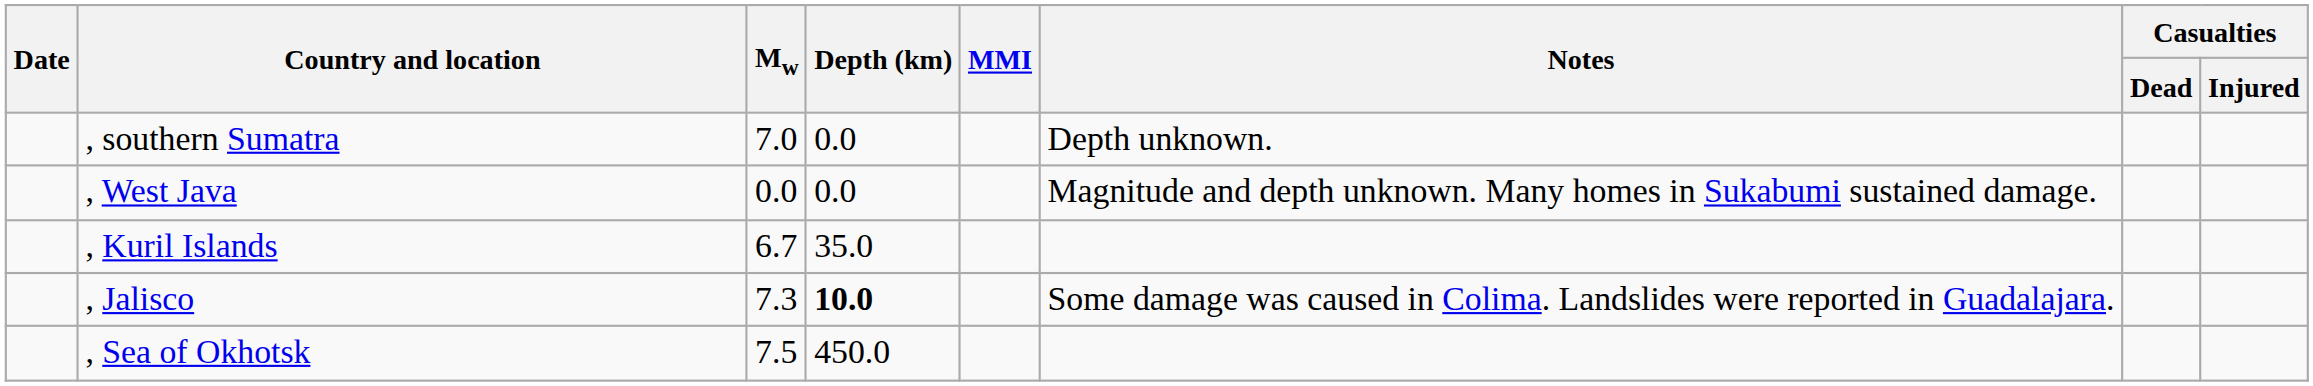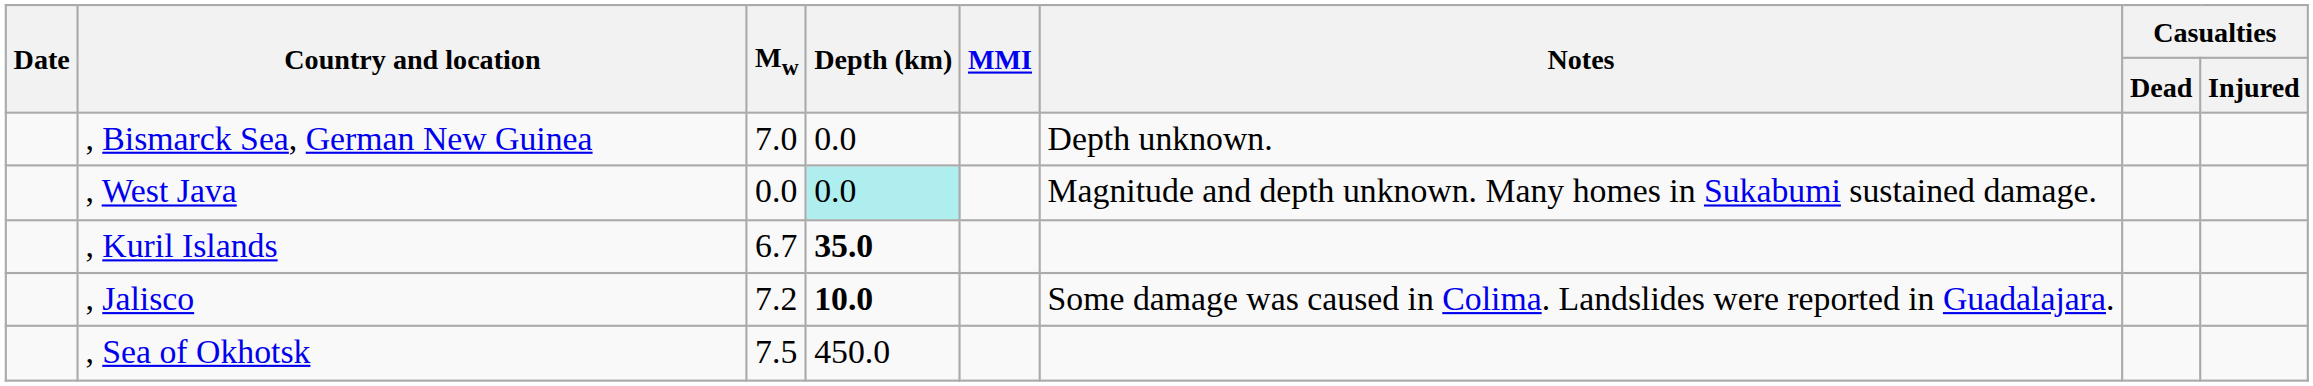- row: (212, 138)
+ row: (339, 138)
(835, 191) no background -> (835, 191) paleturquoise background
(844, 245) normal -> (844, 245) bold
(776, 298) 7.3 -> (776, 298) 7.2
